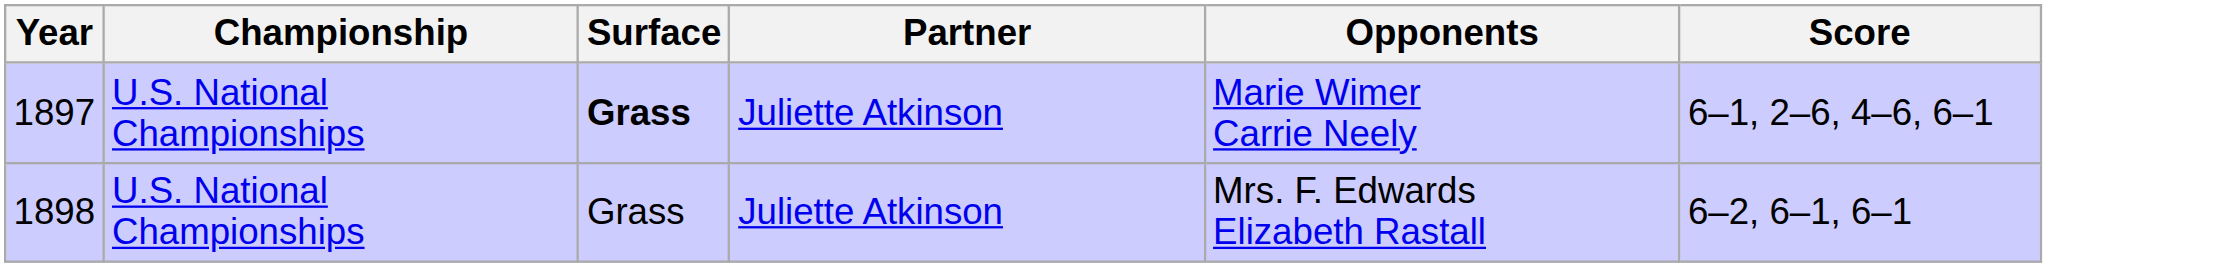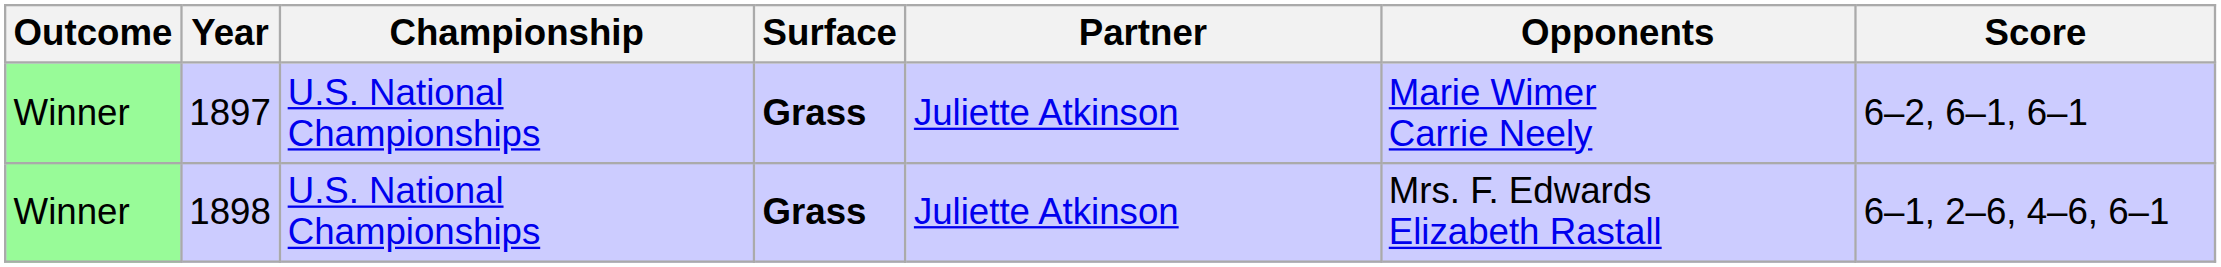+ column: (93, 33)
(1841, 112) 6–1, 2–6, 4–6, 6–1 -> (1976, 112) 6–2, 6–1, 6–1
(636, 211) normal -> (815, 211) bold
(1800, 211) 6–2, 6–1, 6–1 -> (2016, 211) 6–1, 2–6, 4–6, 6–1
